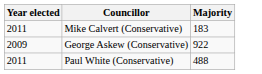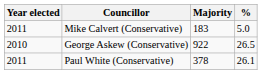+ column: (246, 12)
(17, 45) 2009 -> (17, 45) 2010
(201, 61) 488 -> (201, 61) 378
